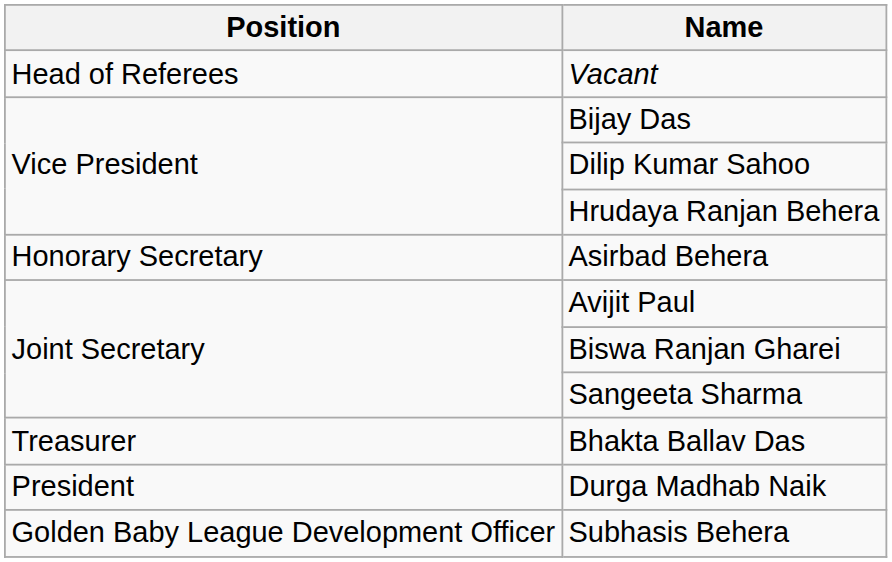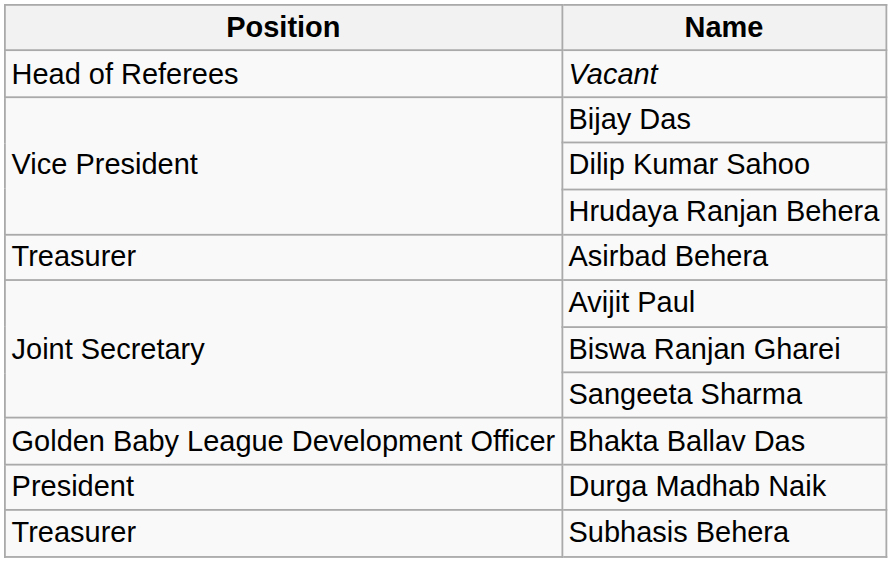(137, 257) Honorary Secretary -> (74, 257) Treasurer
(74, 440) Treasurer -> (283, 440) Golden Baby League Development Officer
(283, 532) Golden Baby League Development Officer -> (74, 532) Treasurer
